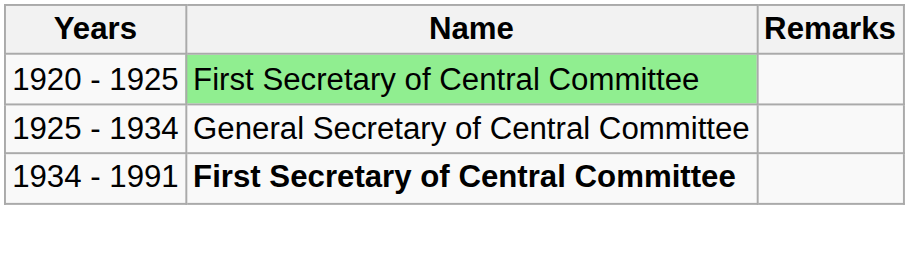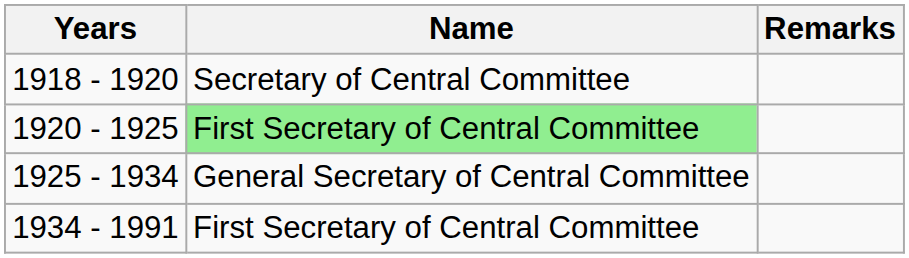+ row: (95, 78)
(464, 177) bold -> (446, 227) normal
